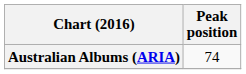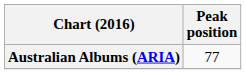(212, 56) 74 -> (212, 56) 77
